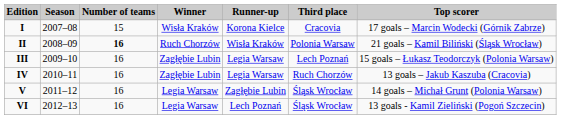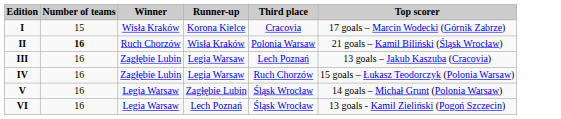- column: (60, 12)
(456, 59) 15 goals – Łukasz Teodorczyk (Polonia Warsaw) -> (417, 59) 13 goals – Jakub Kaszuba (Cracovia)
(456, 75) 13 goals – Jakub Kaszuba (Cracovia) -> (417, 75) 15 goals – Łukasz Teodorczyk (Polonia Warsaw)
